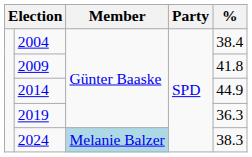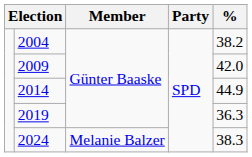(230, 41) 38.4 -> (230, 41) 38.2
(230, 66) 41.8 -> (230, 66) 42.0
(117, 139) lightblue background -> (117, 139) no background
